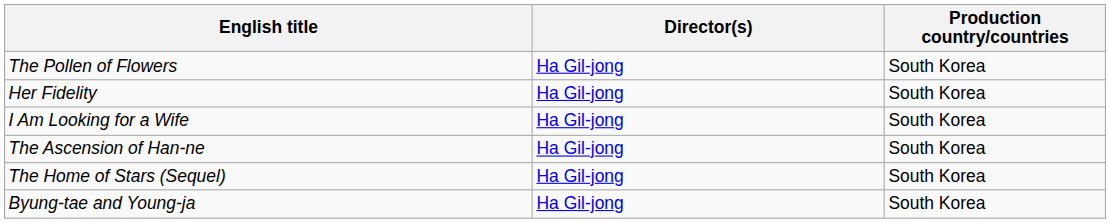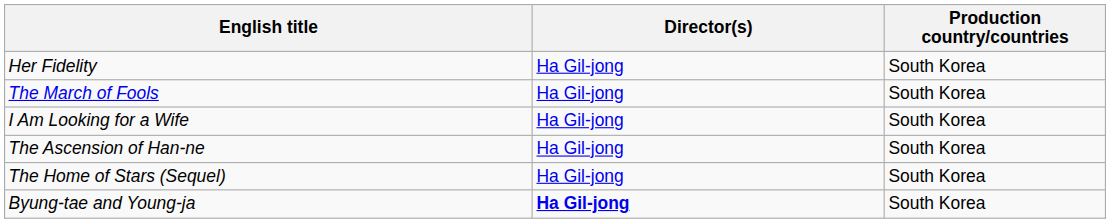- row: (93, 65)
+ row: (84, 93)
(580, 203) normal -> (583, 203) bold
